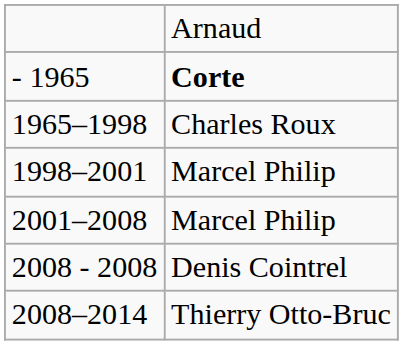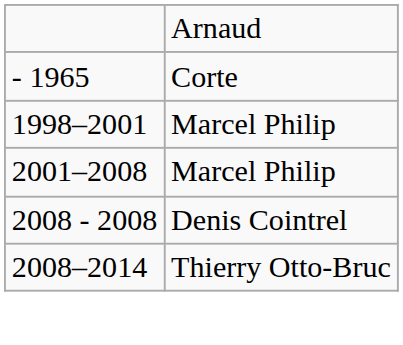(208, 76) bold -> (205, 76) normal
- row: (80, 123)
